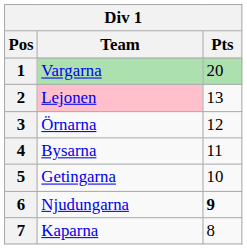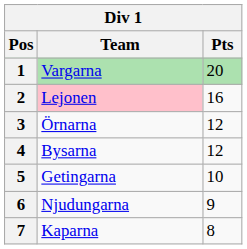(215, 97) 13 -> (215, 97) 16
(215, 151) 11 -> (215, 151) 12
(211, 204) bold -> (211, 204) normal
